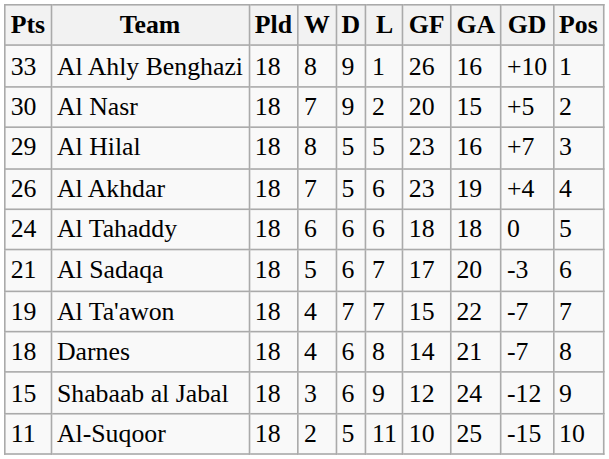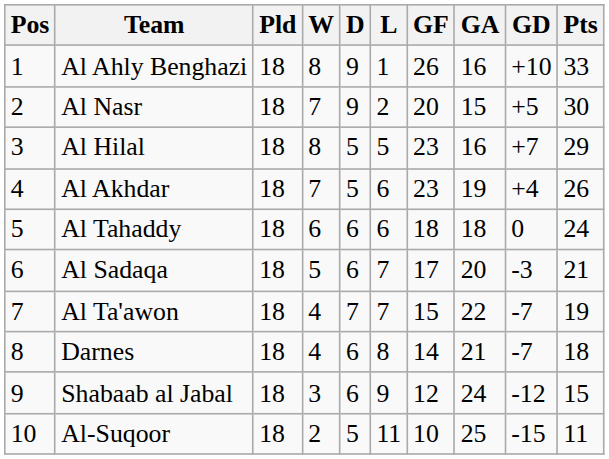columns swapped: (578, 24) <-> (28, 24)
